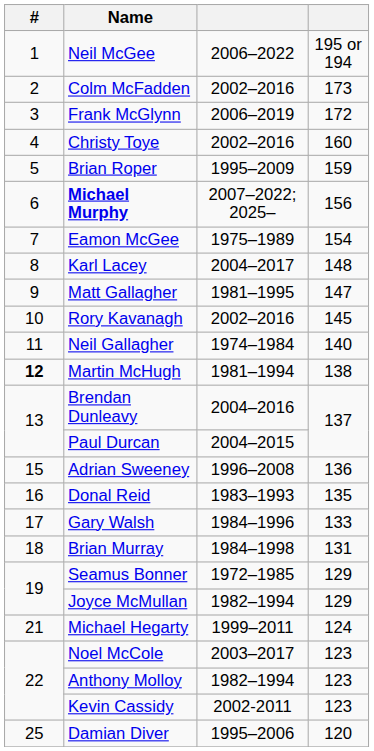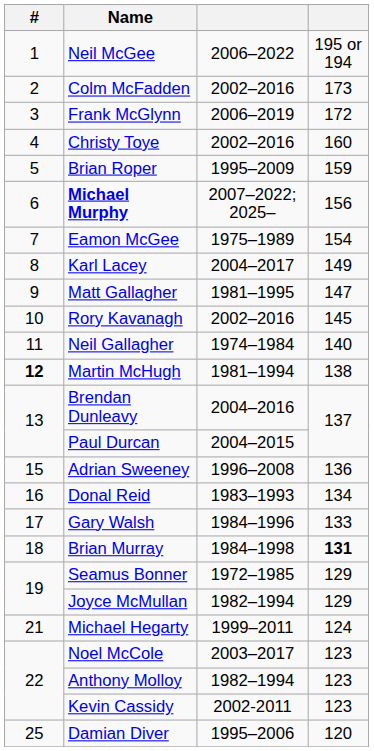(338, 266) 148 -> (338, 266) 149
(338, 496) 135 -> (338, 496) 134
(338, 548) normal -> (338, 548) bold
